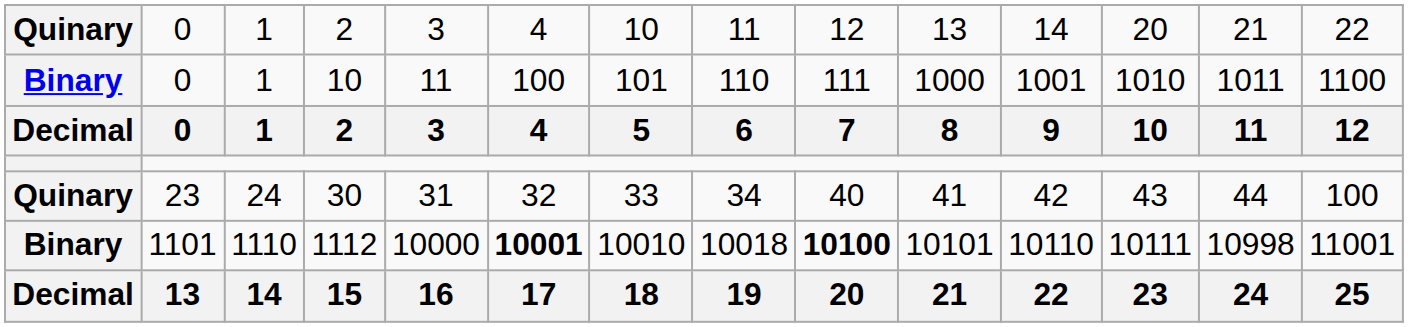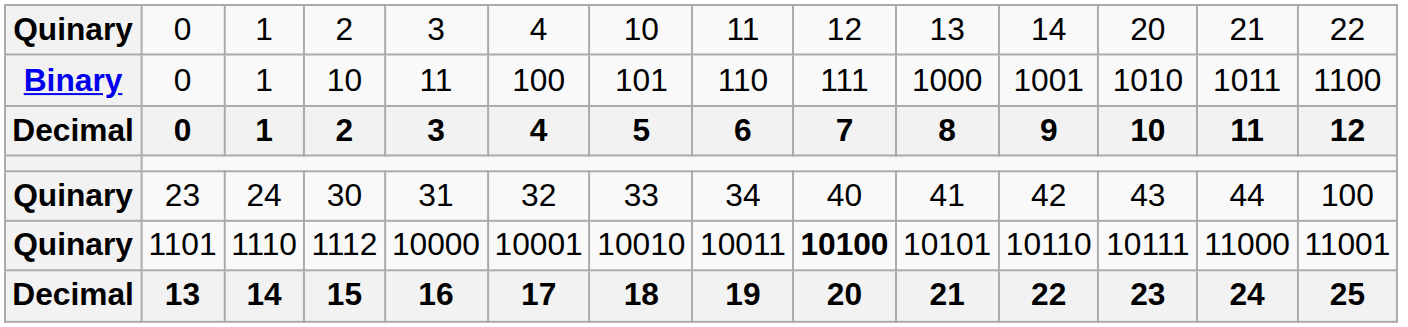(73, 245) Binary -> (73, 245) Quinary
(539, 245) bold -> (539, 245) normal
(744, 245) 10018 -> (743, 245) 10011
(1251, 245) 10998 -> (1247, 245) 11000
